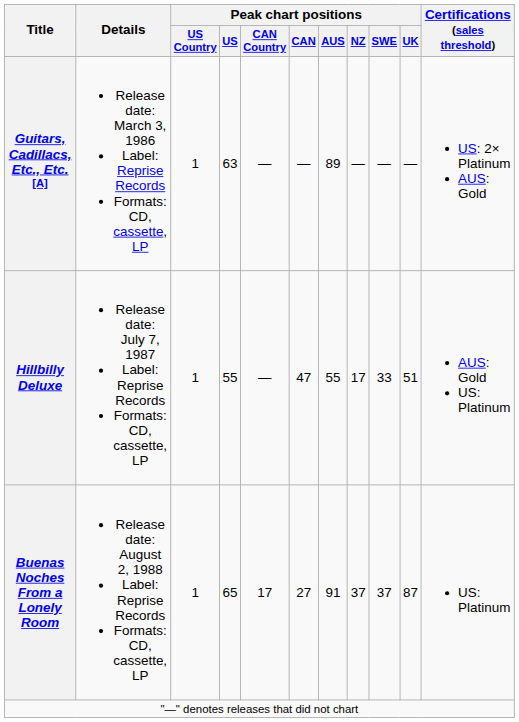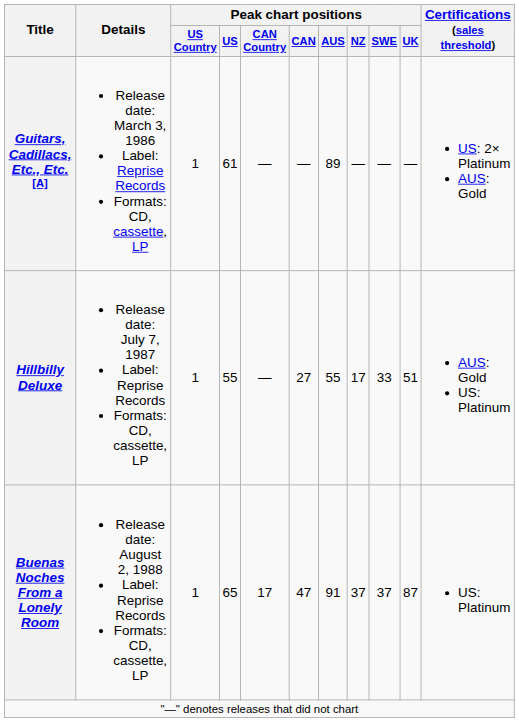(230, 163) 63 -> (230, 163) 61
(304, 378) 47 -> (304, 378) 27
(304, 592) 27 -> (304, 592) 47
